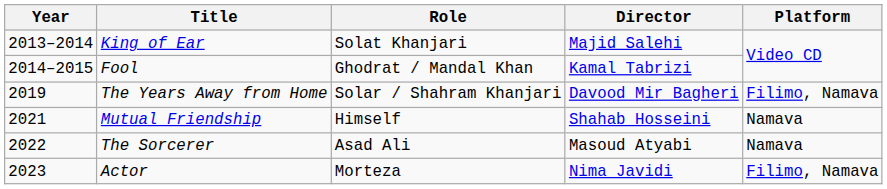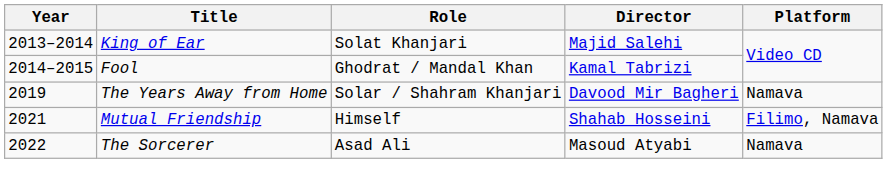(812, 94) Filimo, Namava -> (775, 94) Namava
(775, 120) Namava -> (812, 120) Filimo, Namava
- row: (124, 171)
